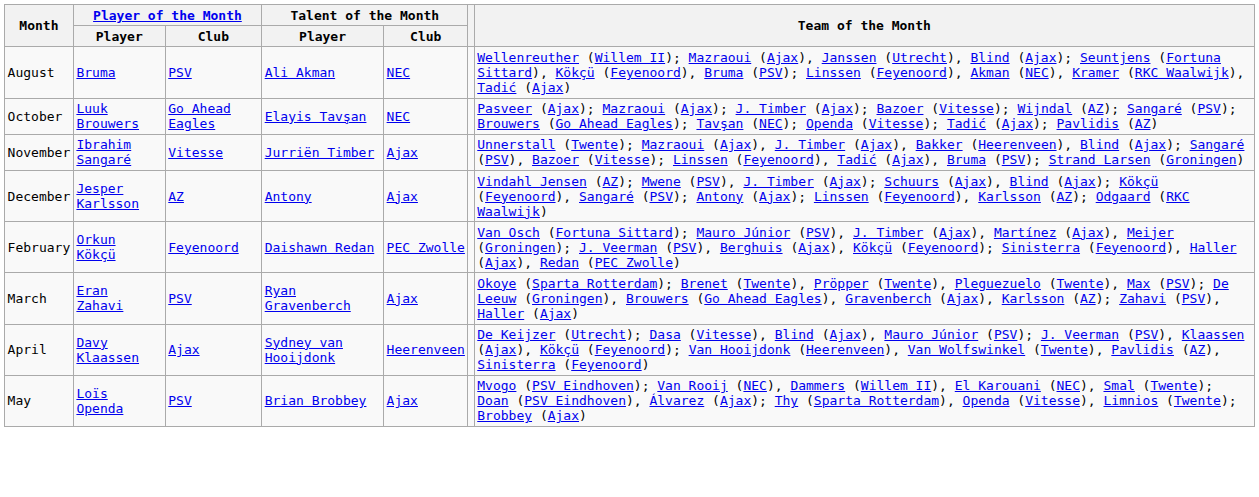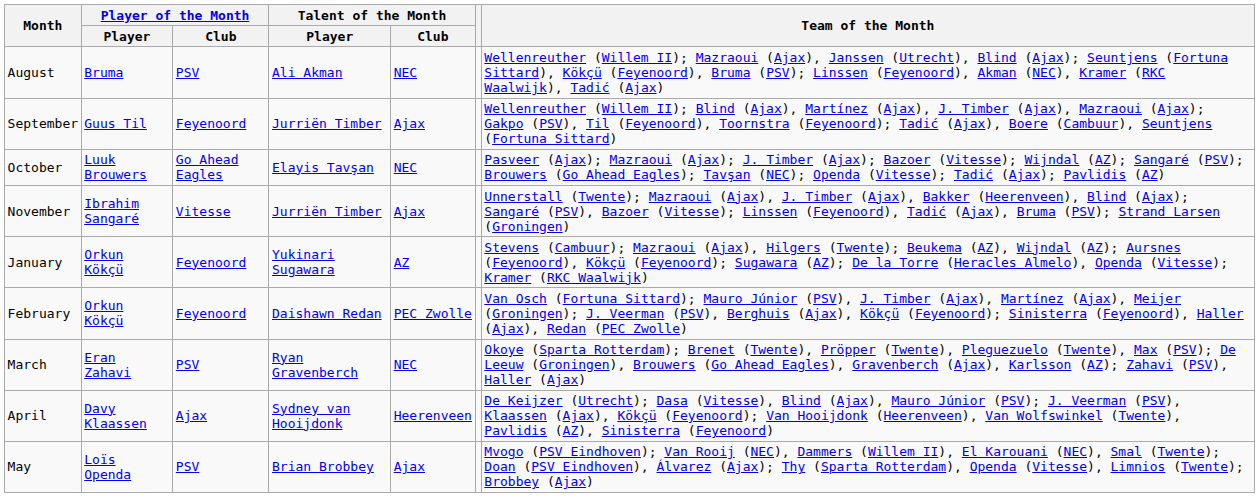+ row: (43, 124)
- row: (39, 196)
+ row: (35, 262)
(402, 298) Ajax -> (405, 365) NEC
